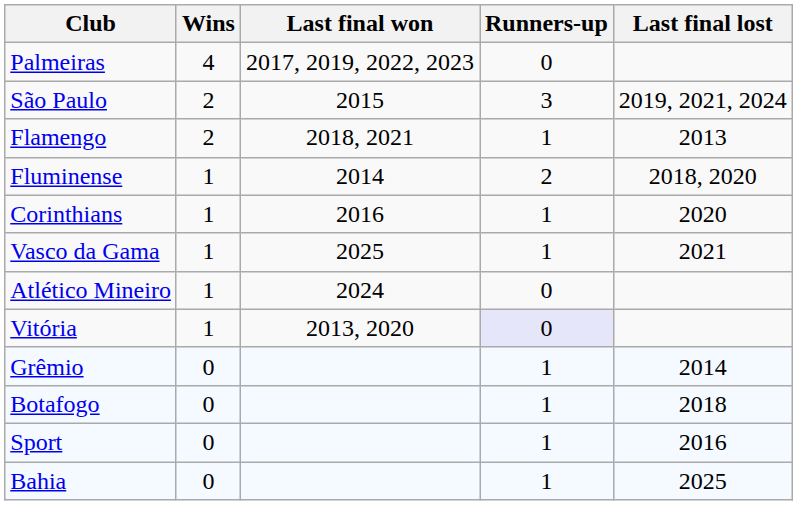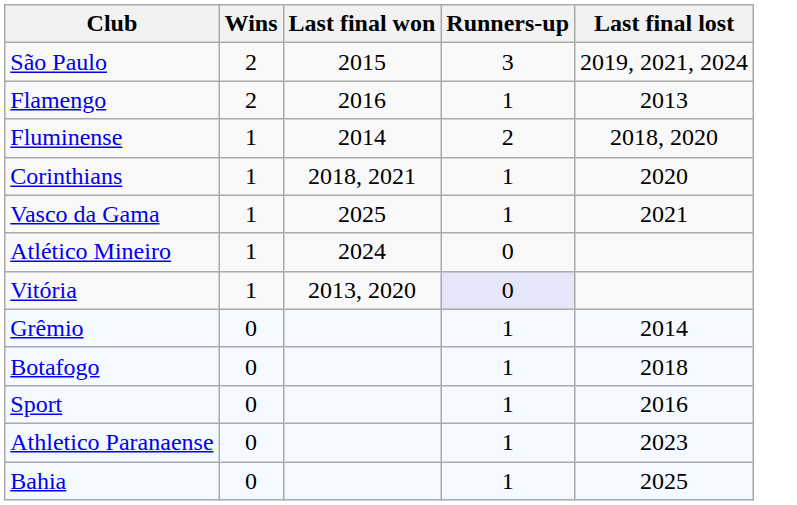- row: (58, 61)
(360, 137) 2018, 2021 -> (362, 99) 2016
(360, 213) 2016 -> (362, 175) 2018, 2021
+ row: (112, 442)
